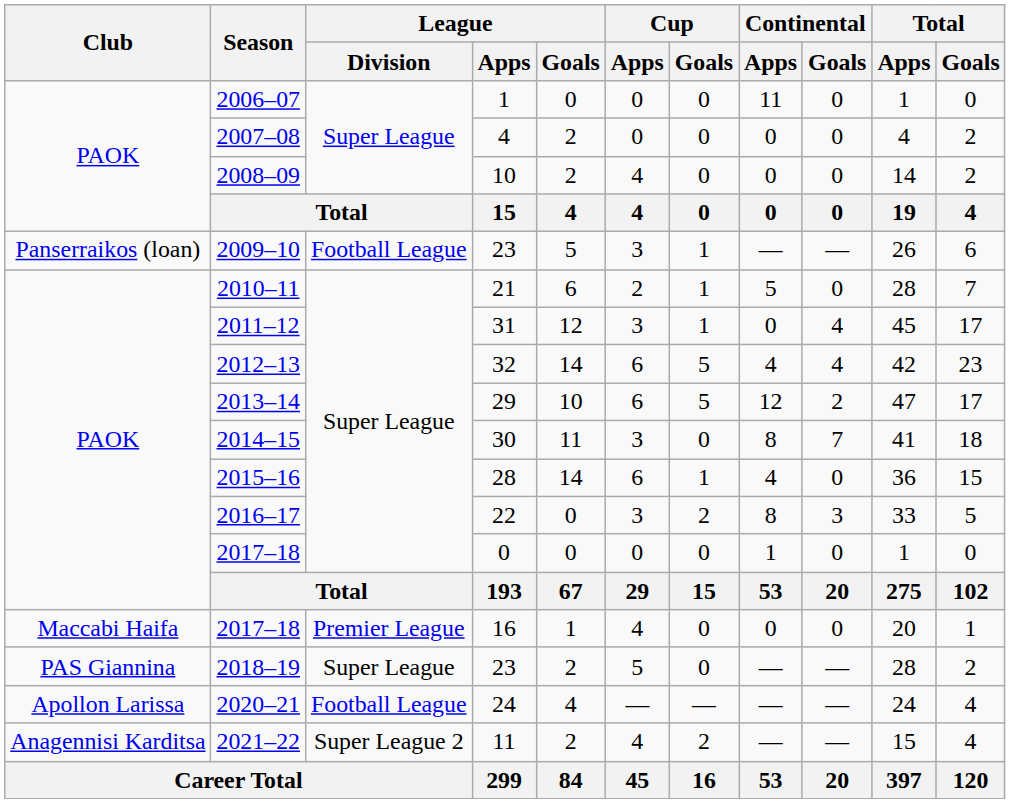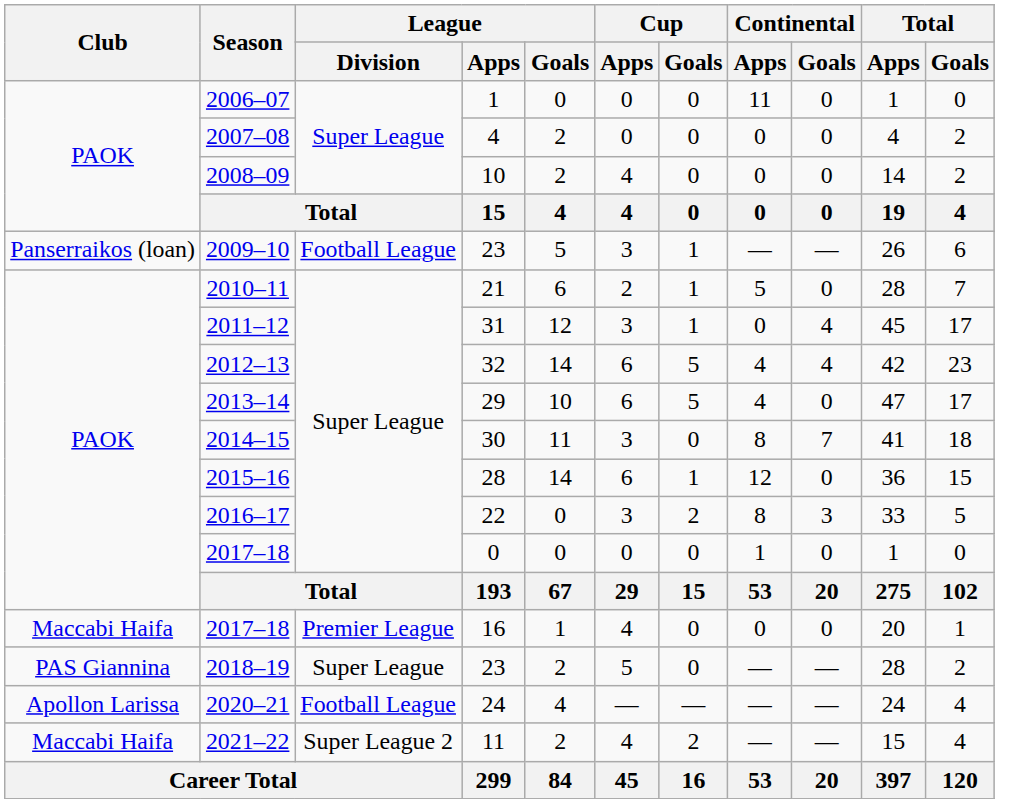(771, 401) 12 -> (760, 401) 4
(837, 401) 2 -> (827, 401) 0
(771, 477) 4 -> (760, 477) 12
(108, 741) Anagennisi Karditsa -> (103, 741) Maccabi Haifa
